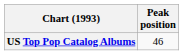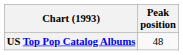(158, 41) 46 -> (158, 41) 48
